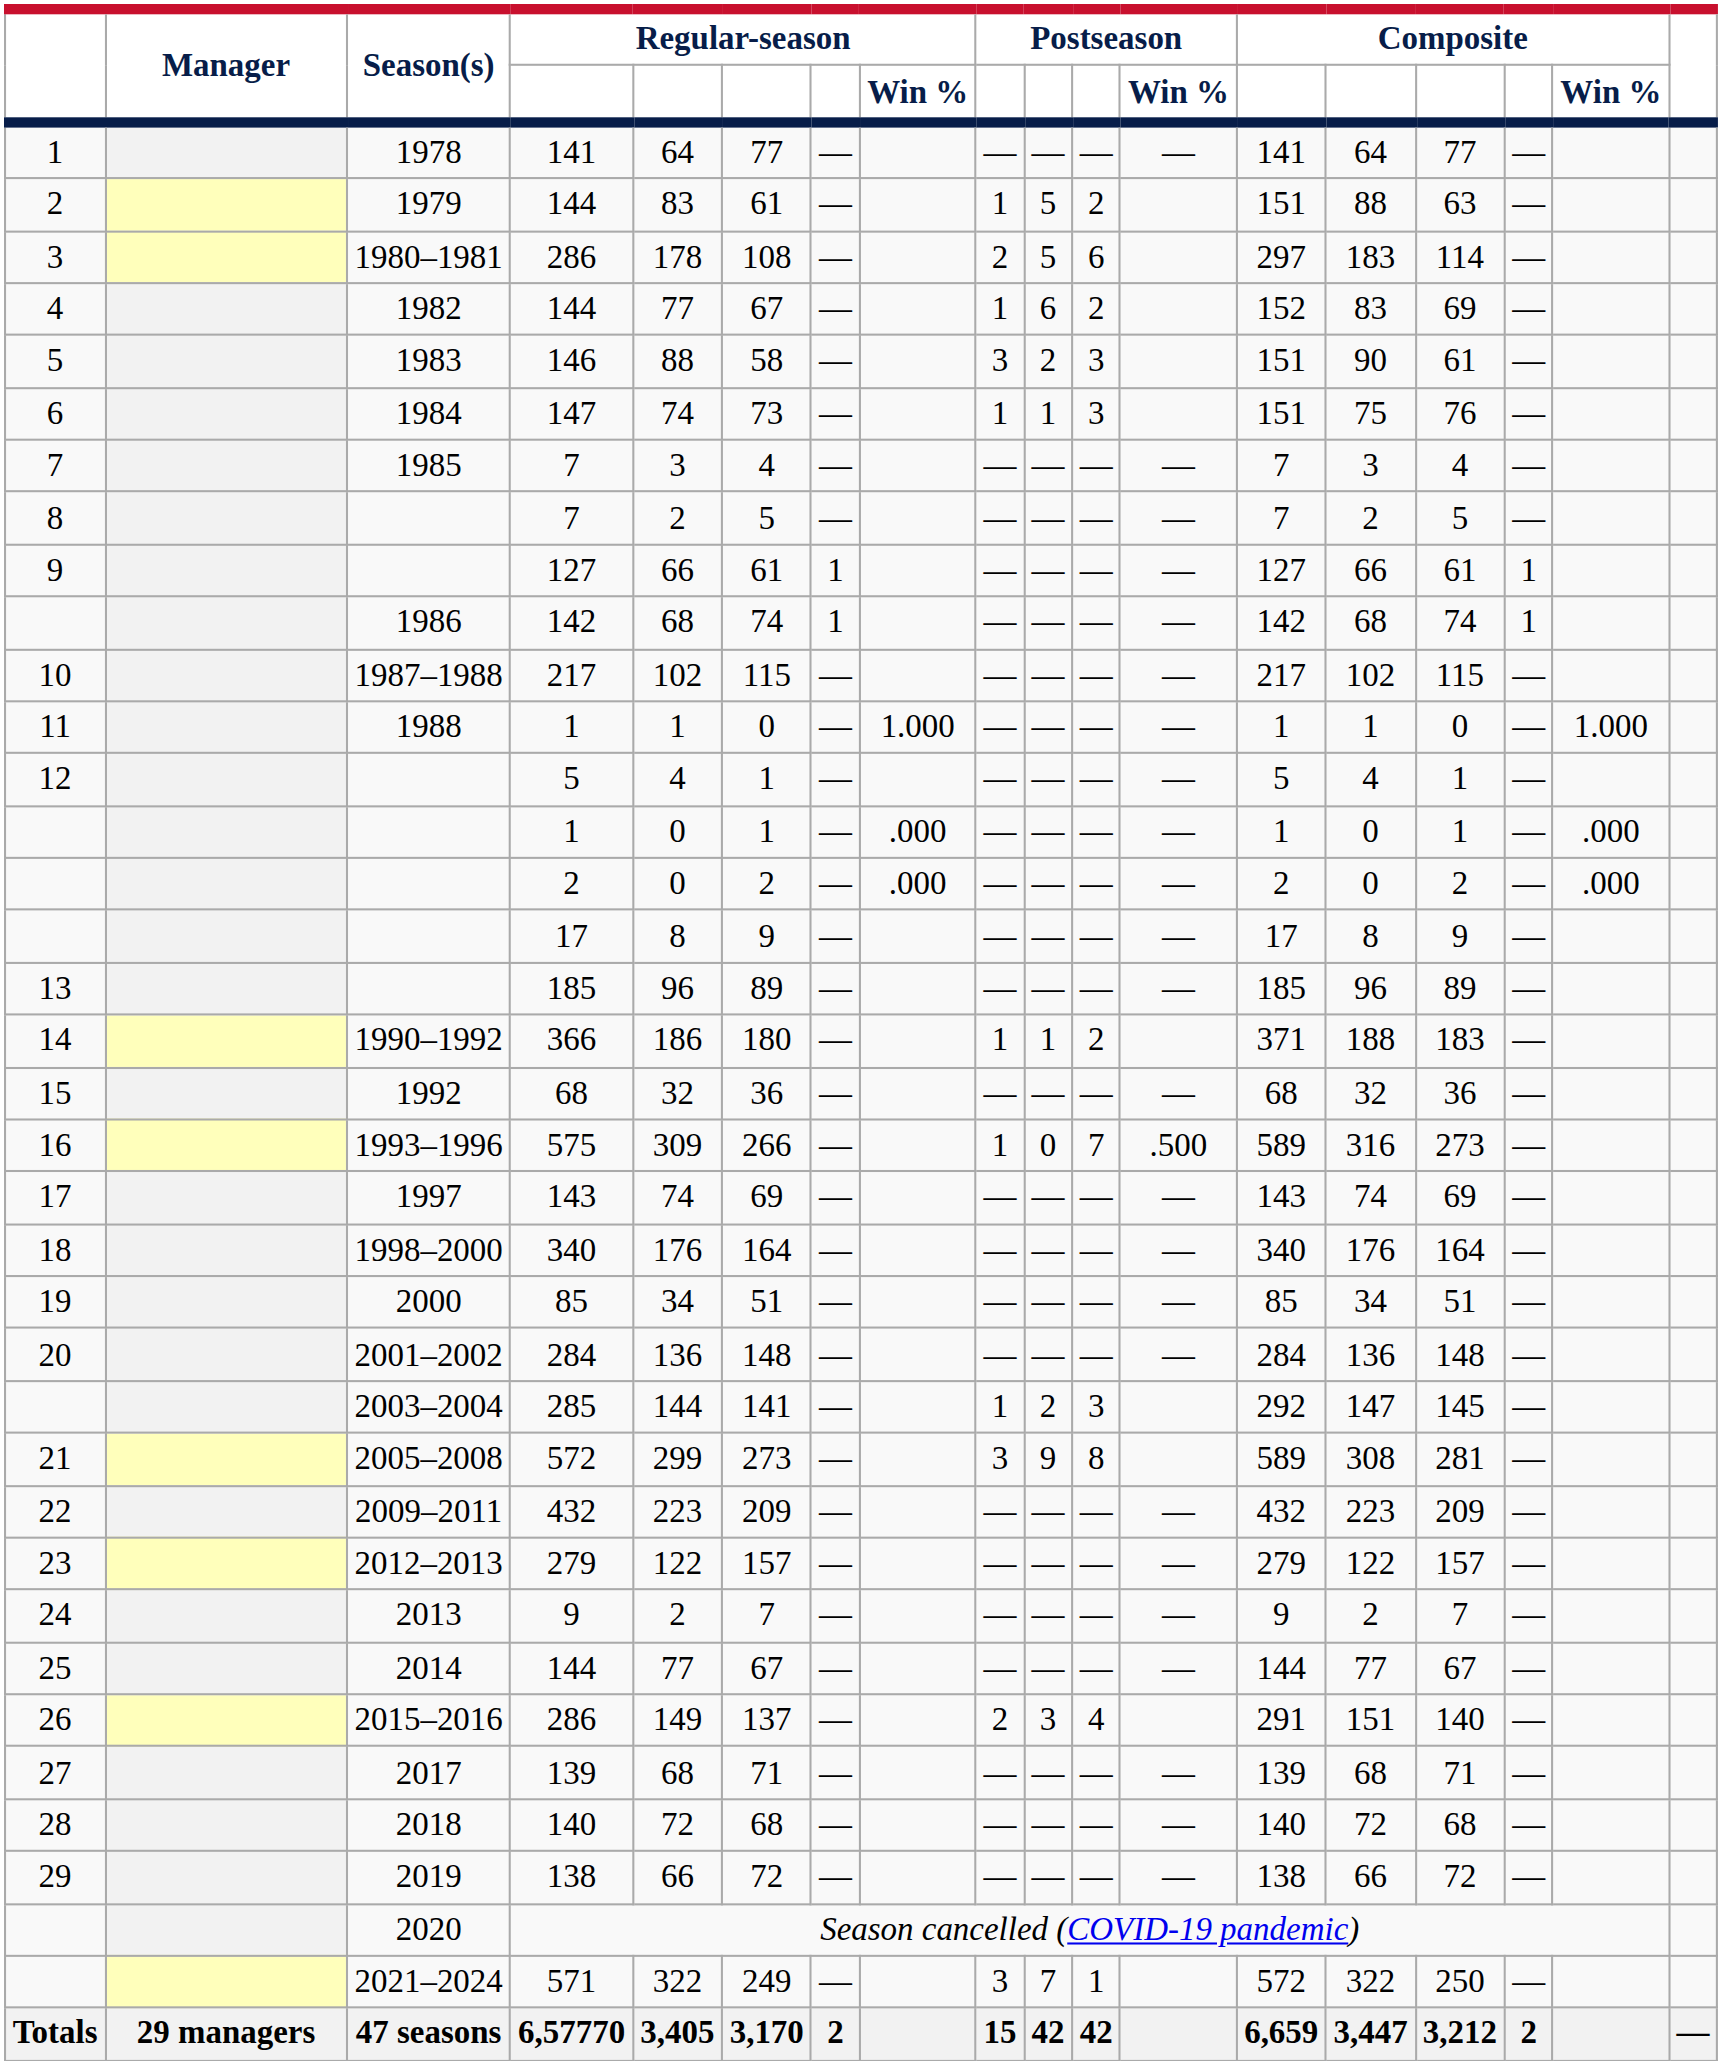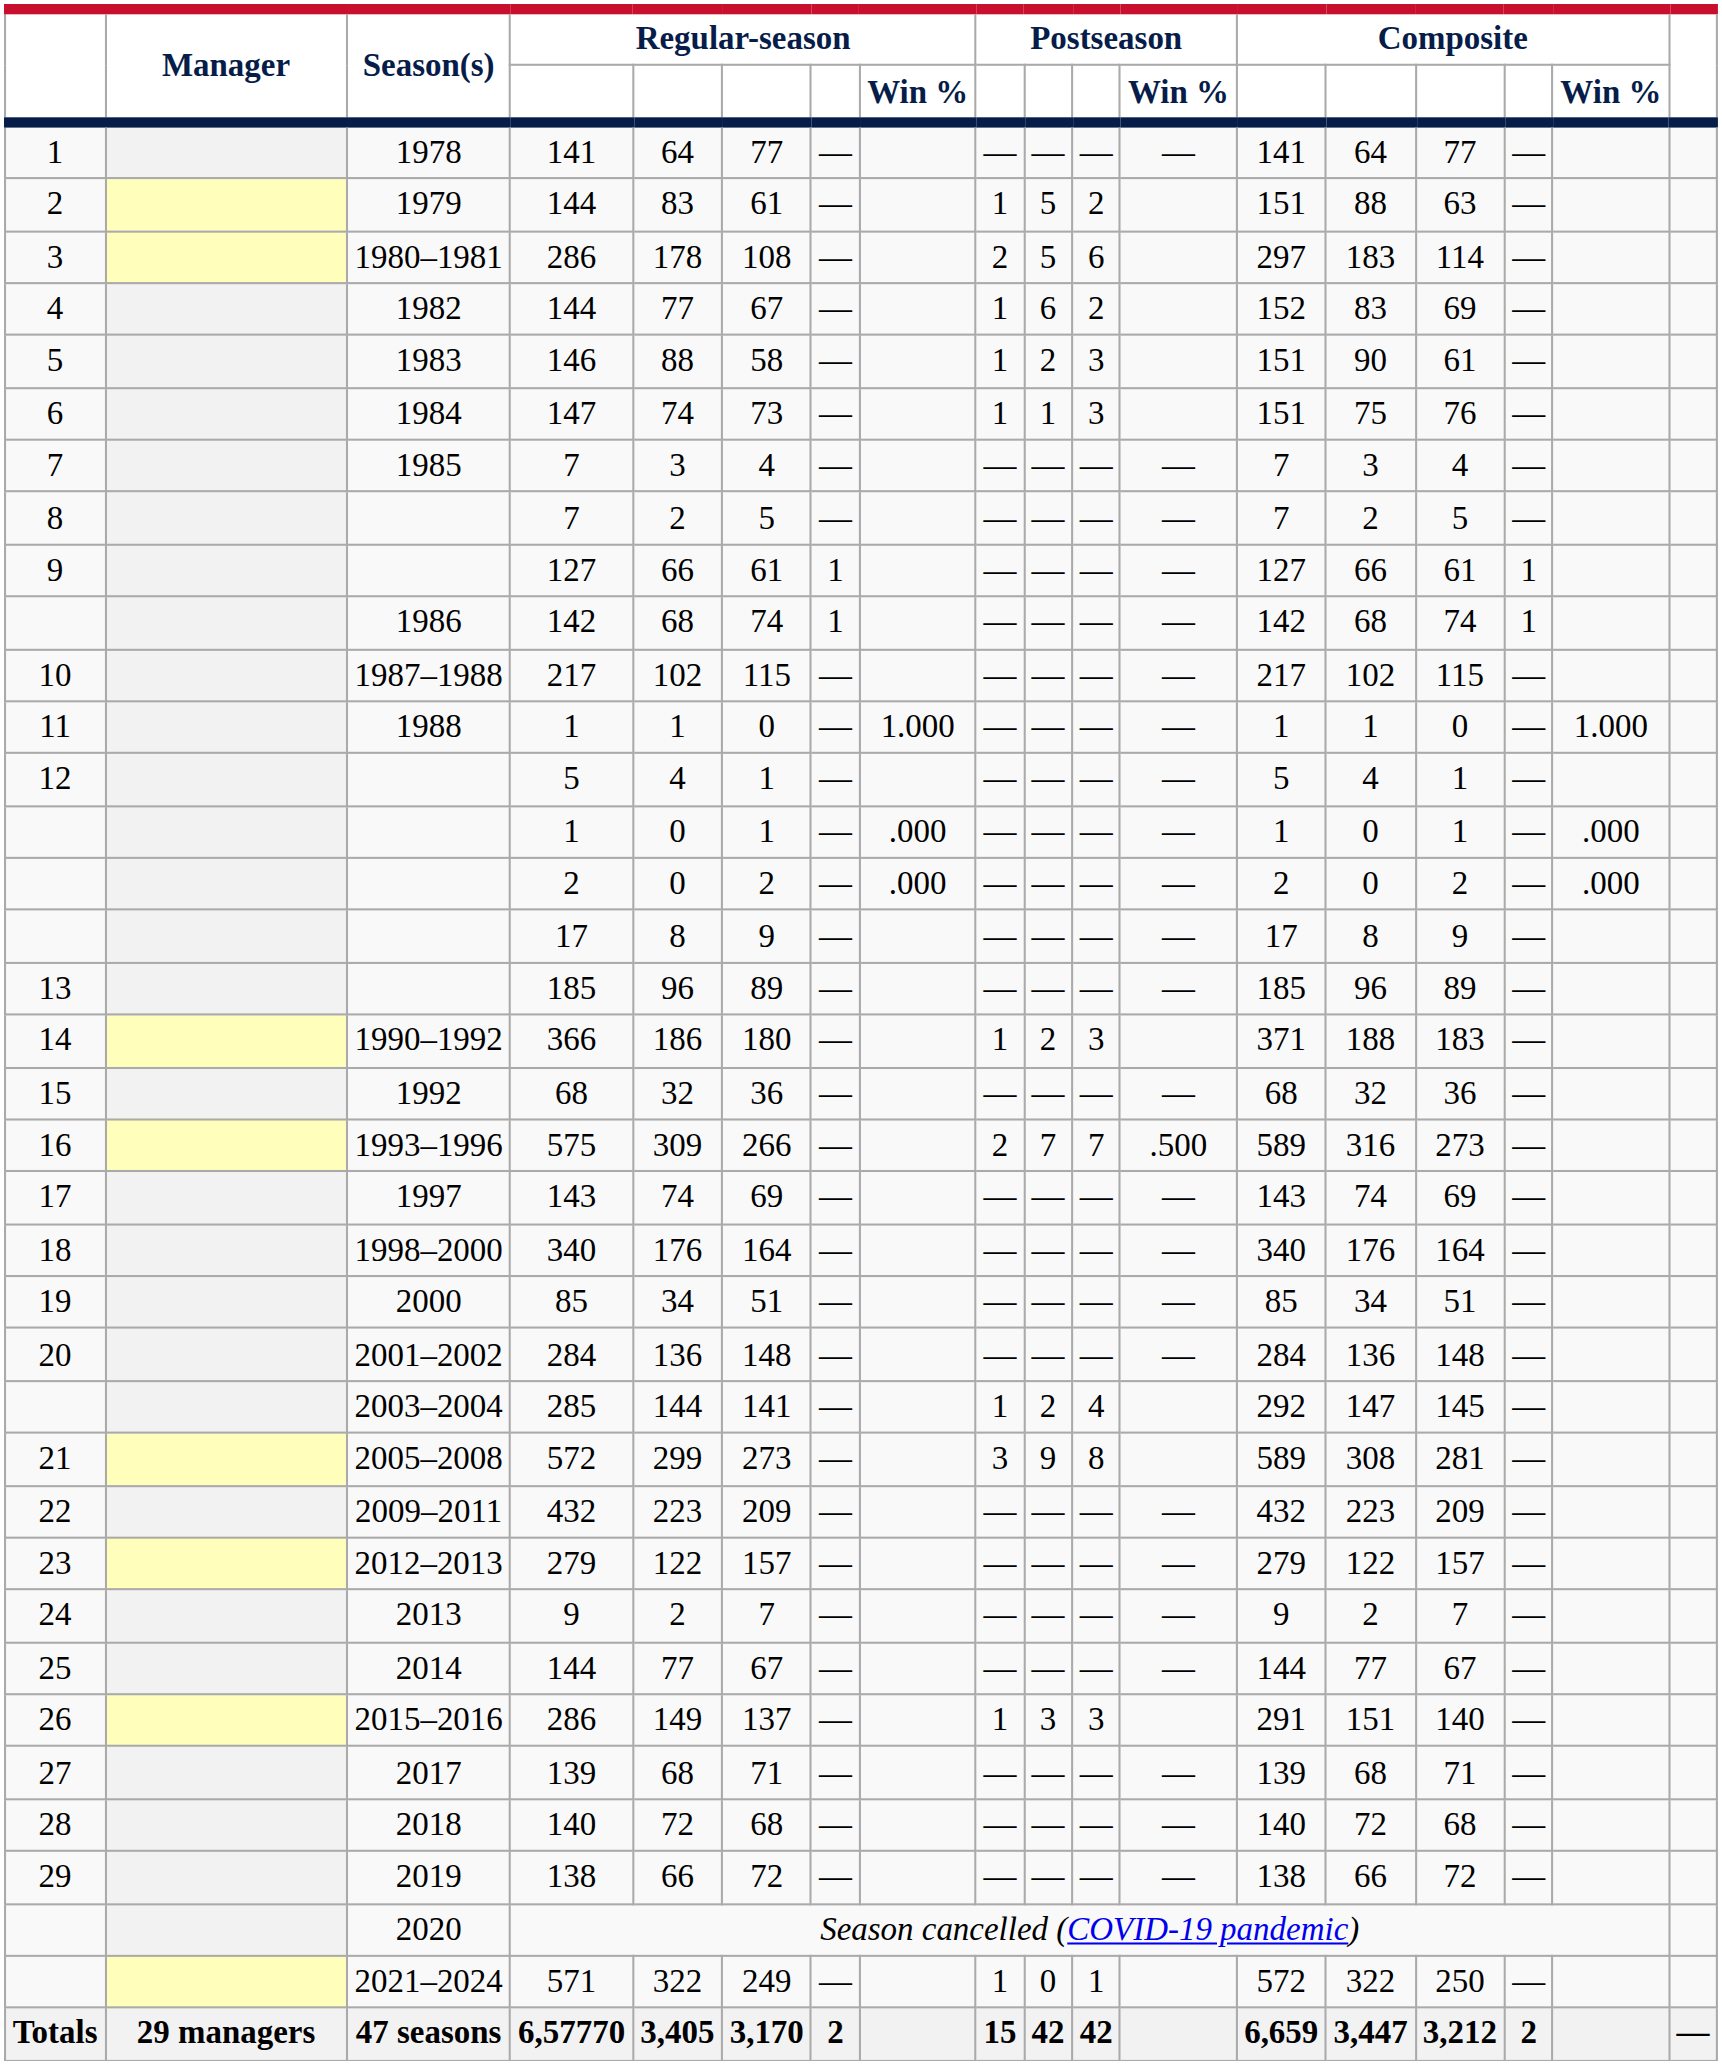(1000, 360) 3 -> (1000, 360) 1
(1048, 1040) 1 -> (1048, 1040) 2
(1096, 1040) 2 -> (1096, 1040) 3
(1000, 1144) 1 -> (1000, 1144) 2
(1048, 1144) 0 -> (1048, 1144) 7
(1096, 1406) 3 -> (1096, 1406) 4
(1000, 1719) 2 -> (1000, 1719) 1
(1096, 1719) 4 -> (1096, 1719) 3
(1000, 1981) 3 -> (1000, 1981) 1
(1048, 1981) 7 -> (1048, 1981) 0
